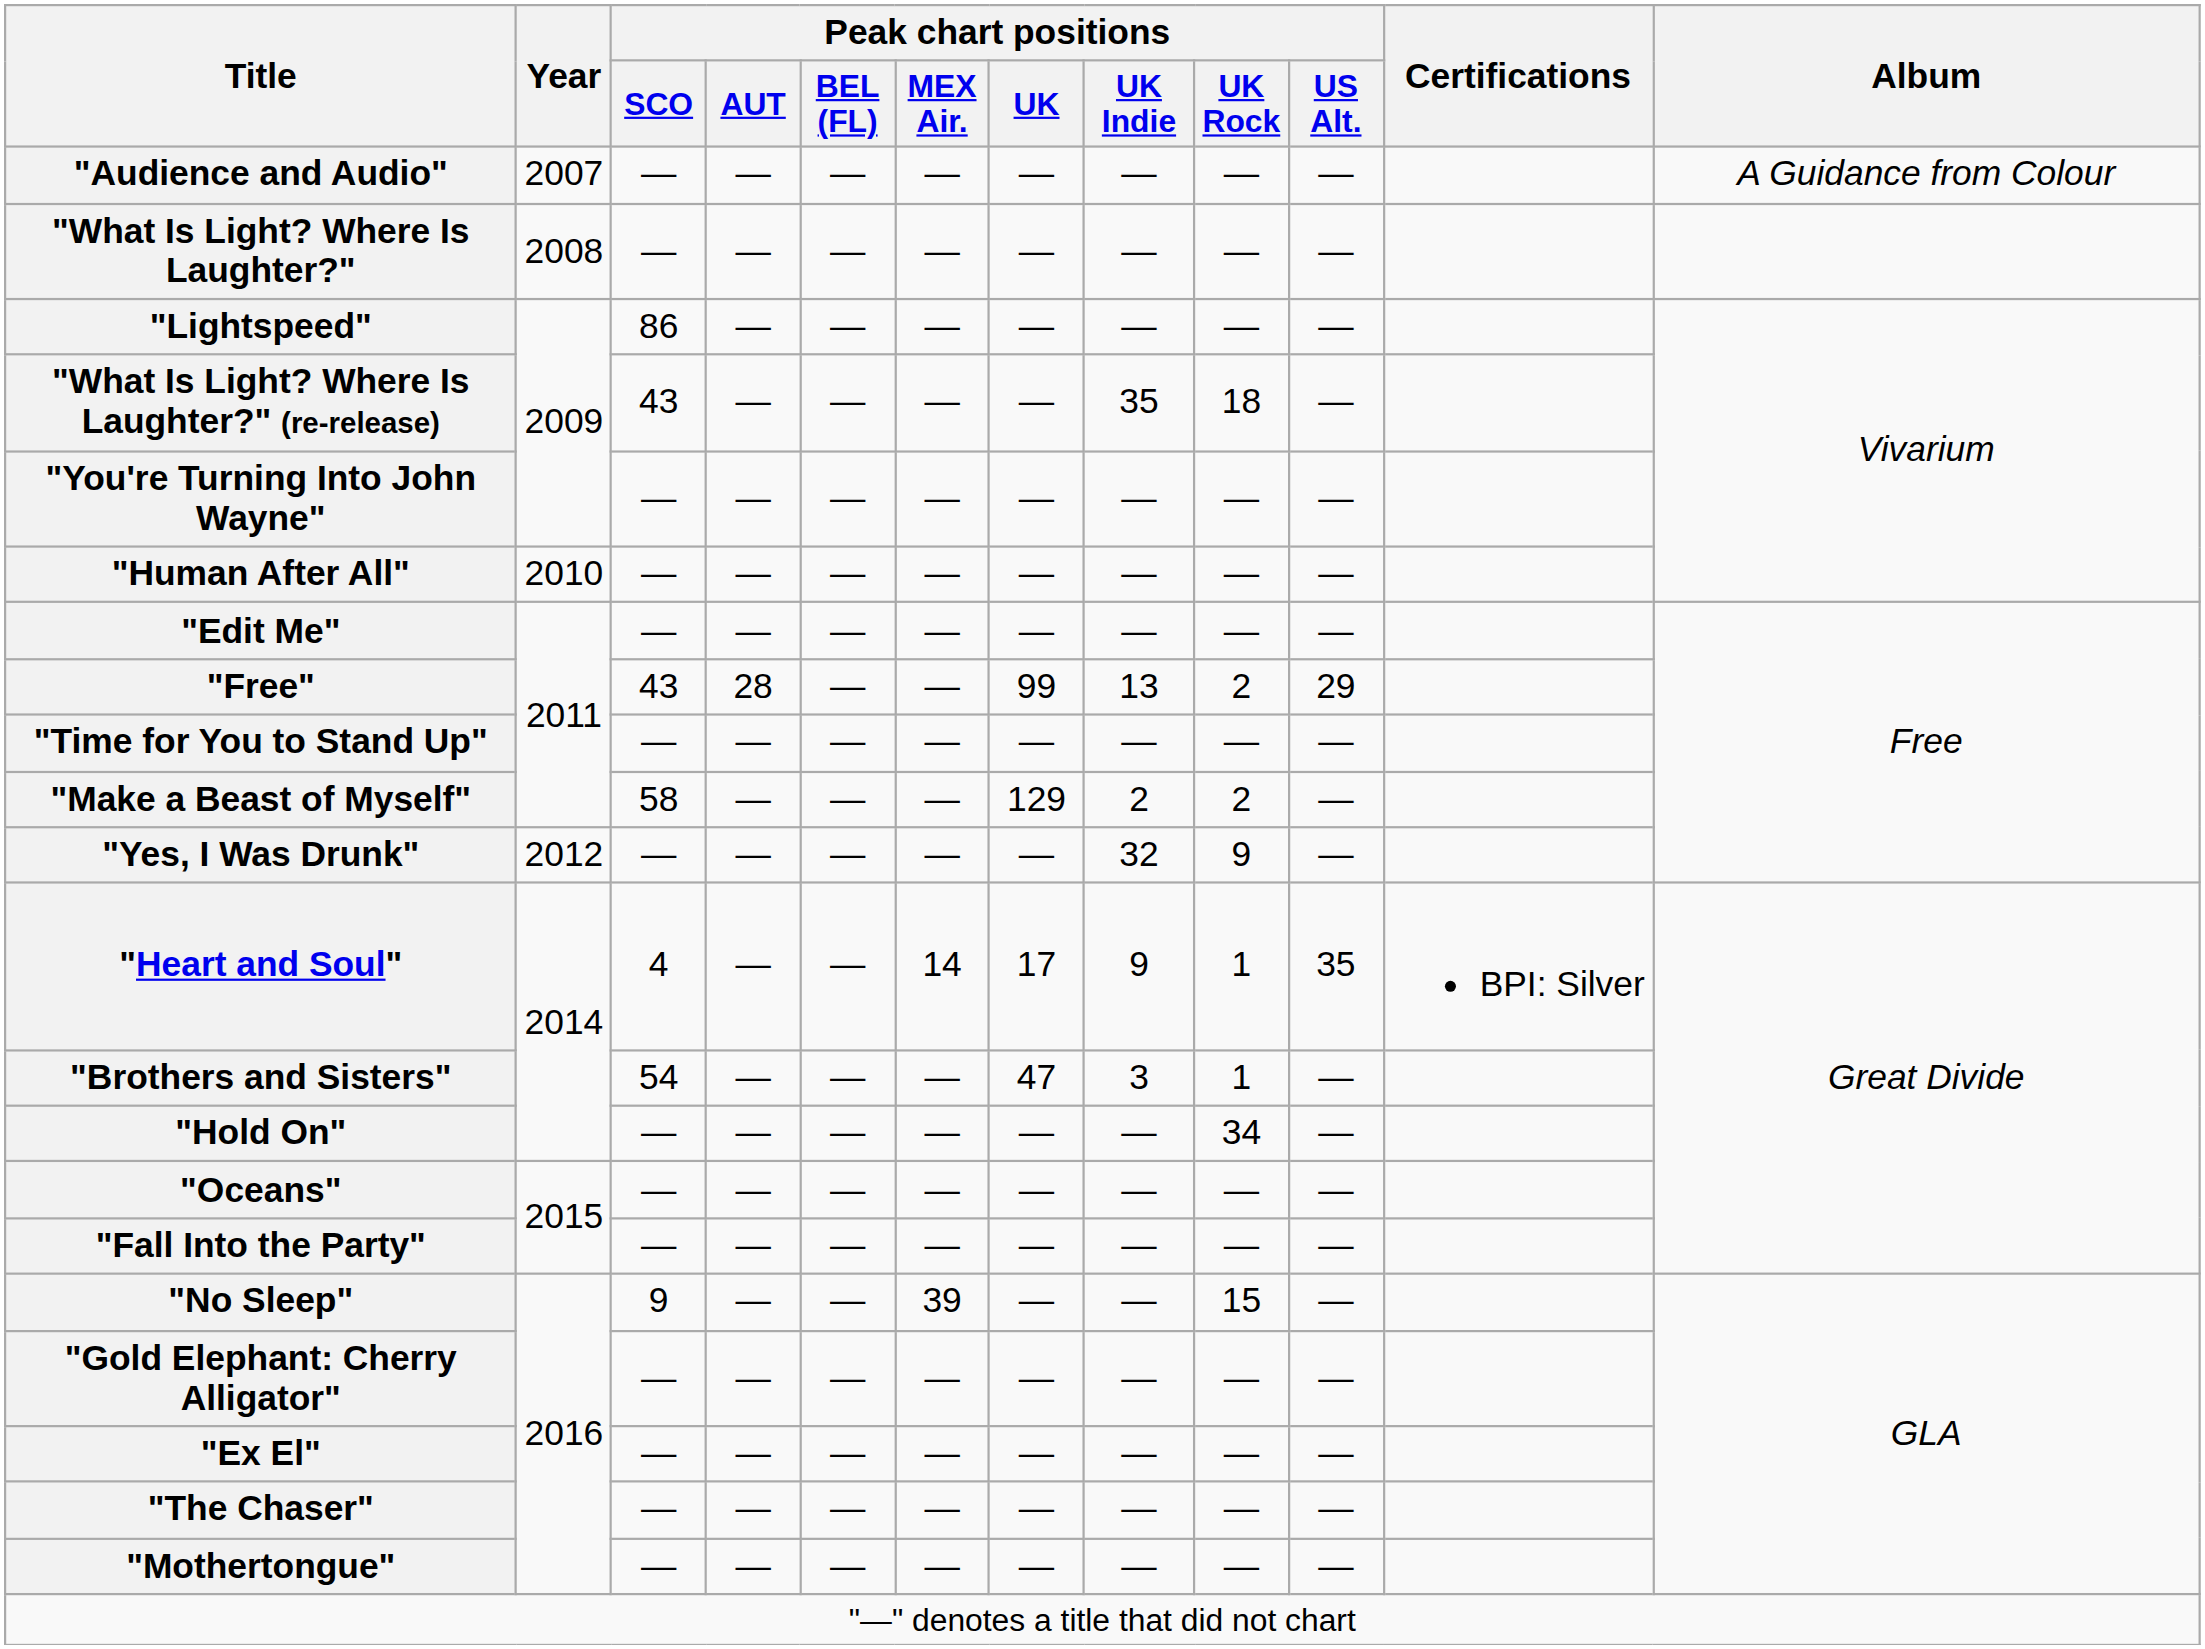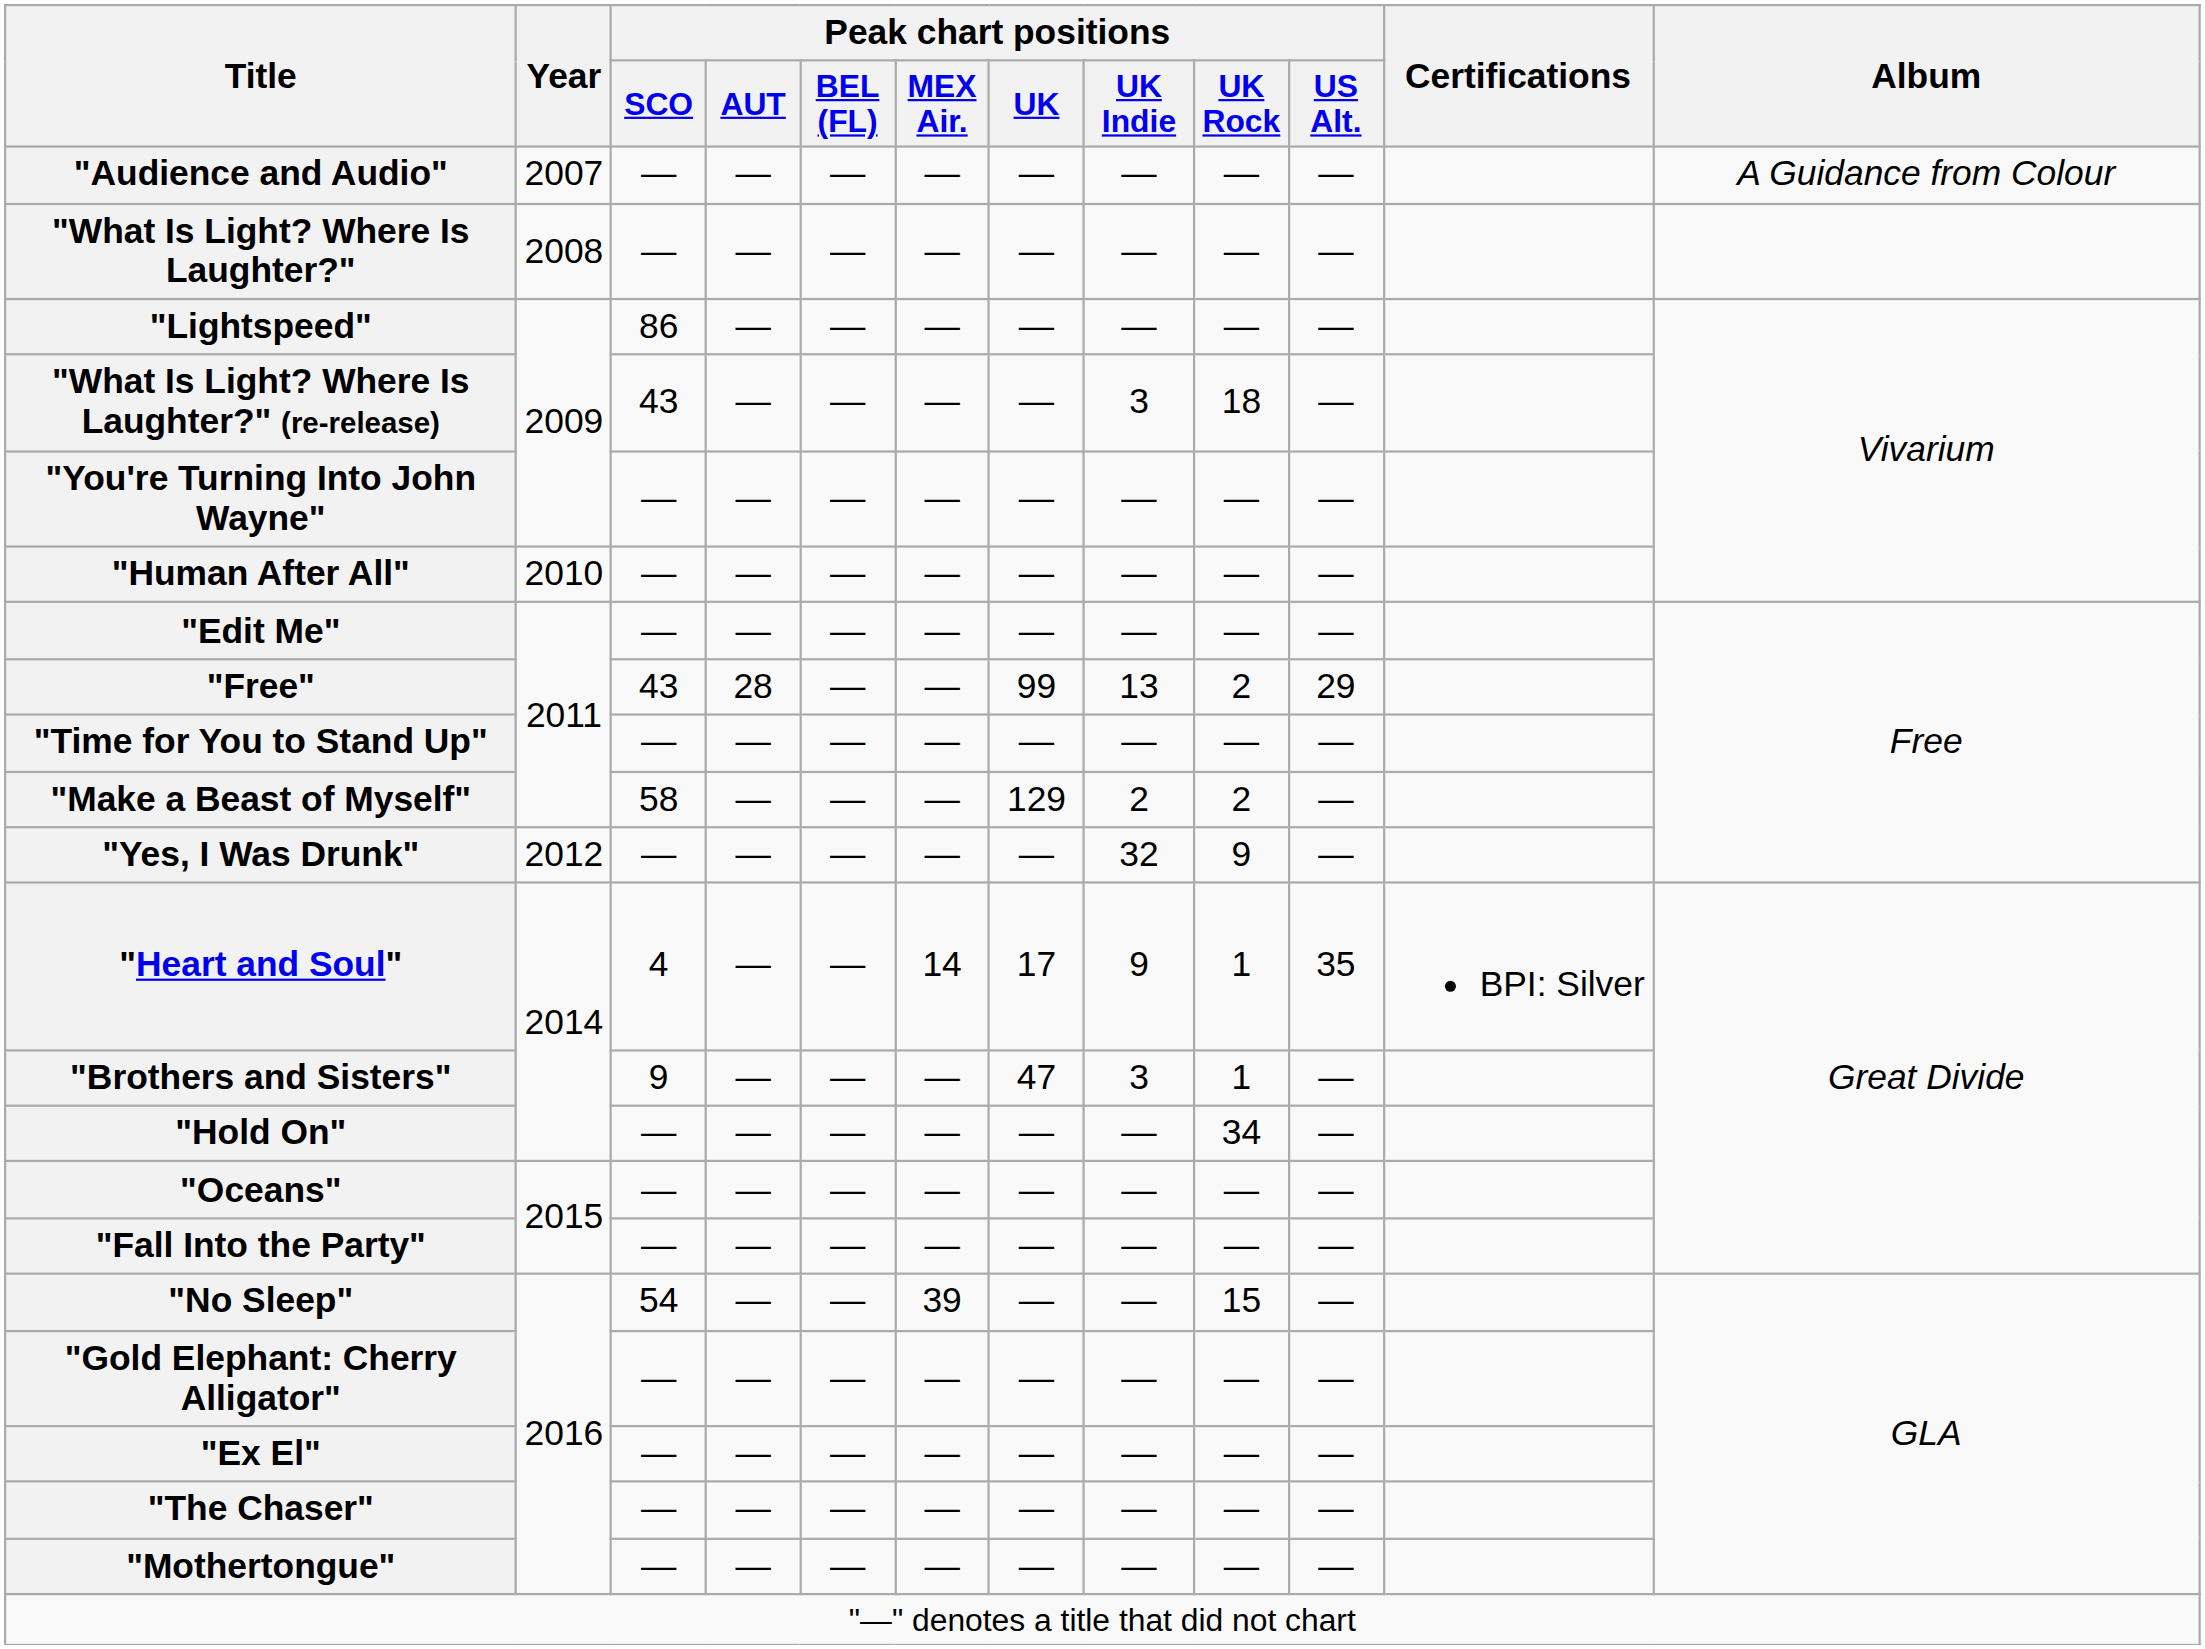(1139, 402) 35 -> (1139, 402) 3
(659, 1077) 54 -> (659, 1077) 9
(659, 1301) 9 -> (659, 1301) 54
